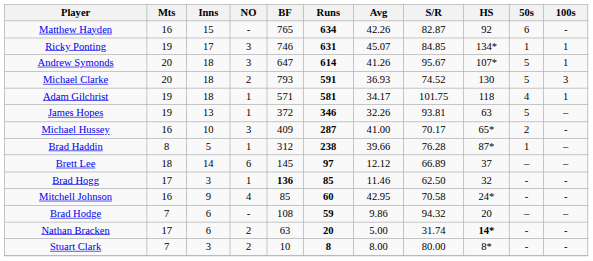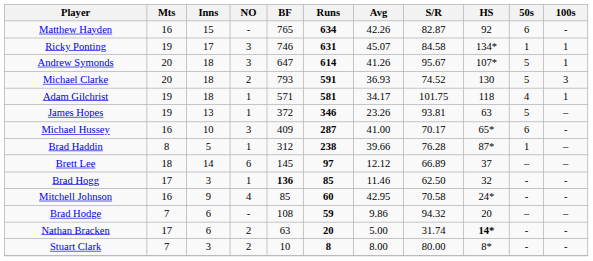(434, 46) 84.85 -> (434, 46) 84.58
(378, 113) 32.26 -> (378, 113) 23.26
(527, 130) 2 -> (527, 130) 6
